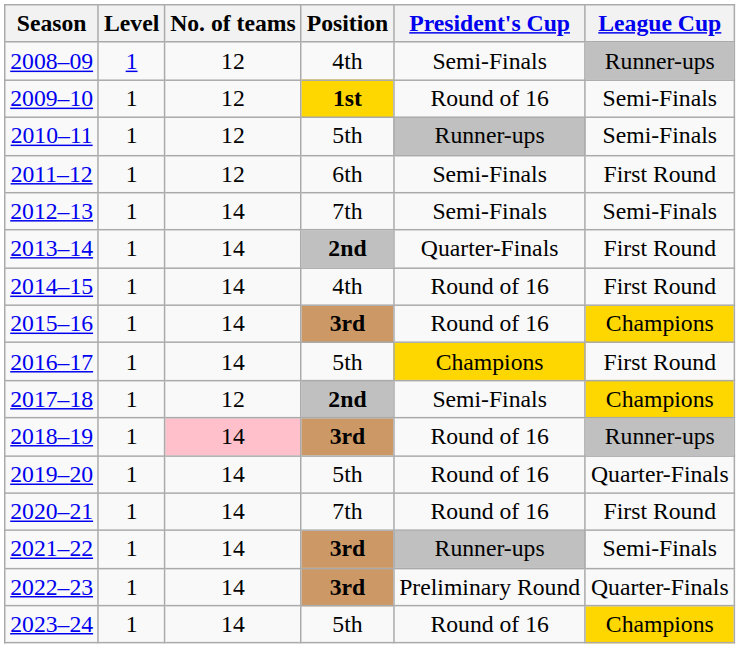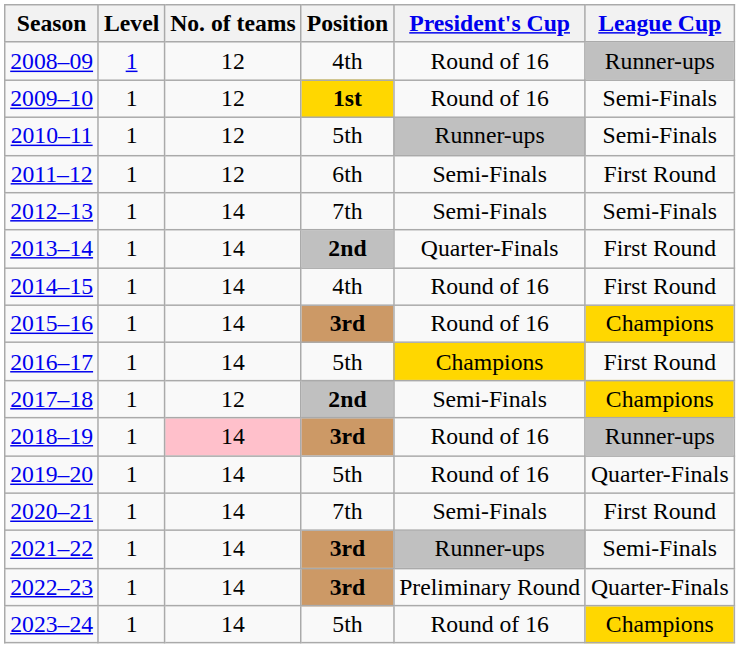(490, 60) Semi-Finals -> (490, 60) Round of 16
(490, 511) Round of 16 -> (490, 511) Semi-Finals
